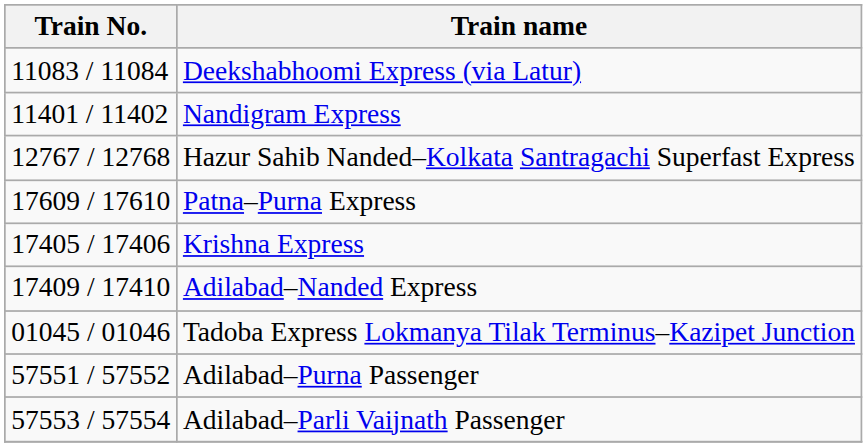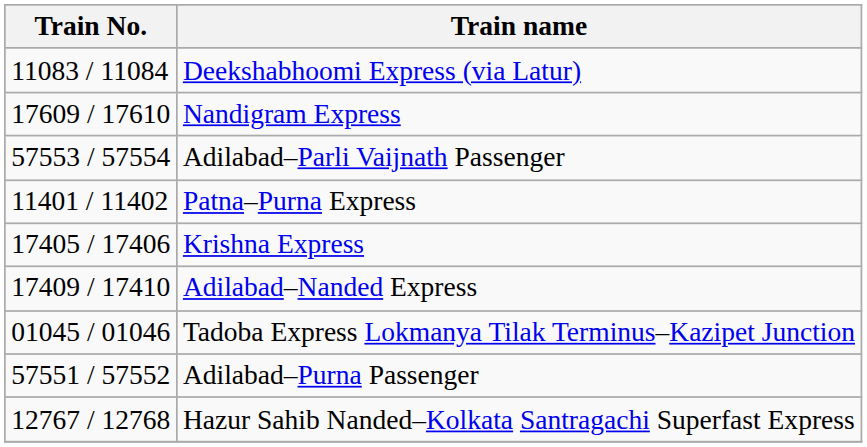(90, 113) 11401 / 11402 -> (91, 113) 17609 / 17610
rows swapped: (519, 157) <-> (374, 419)
(91, 200) 17609 / 17610 -> (90, 200) 11401 / 11402
